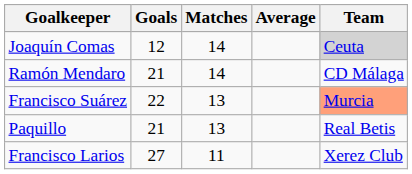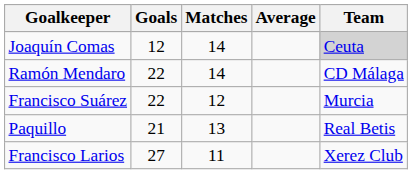(156, 73) 21 -> (156, 73) 22
(216, 100) 13 -> (216, 100) 12
(349, 100) lightsalmon background -> (349, 100) no background
